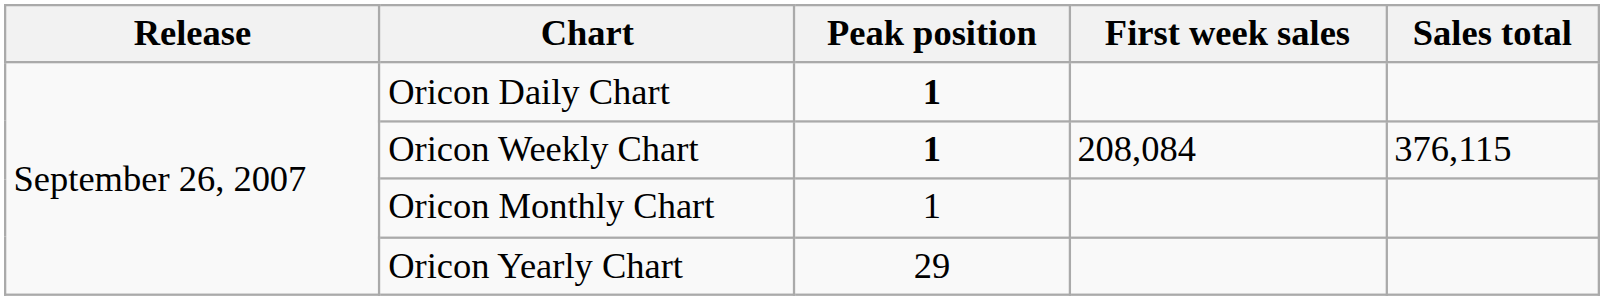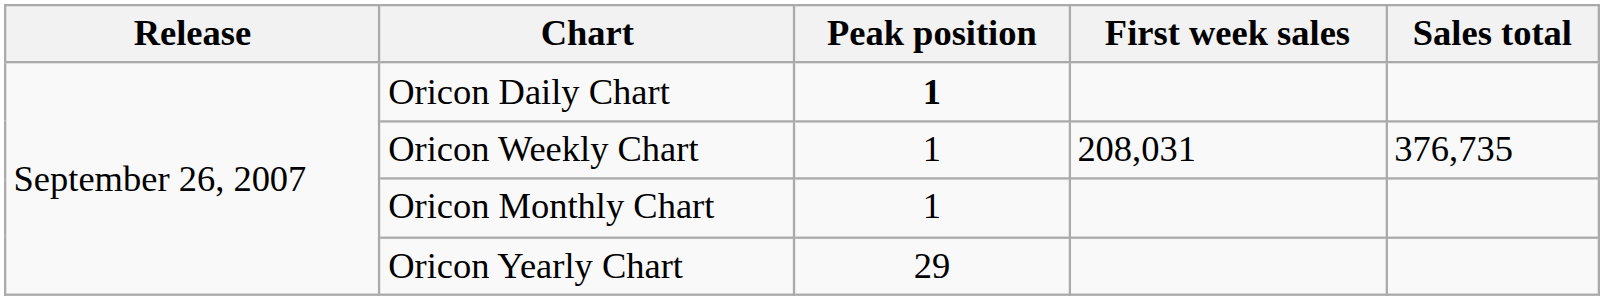(932, 149) bold -> (932, 149) normal
(1137, 149) 208,084 -> (1137, 149) 208,031
(1453, 149) 376,115 -> (1454, 149) 376,735
